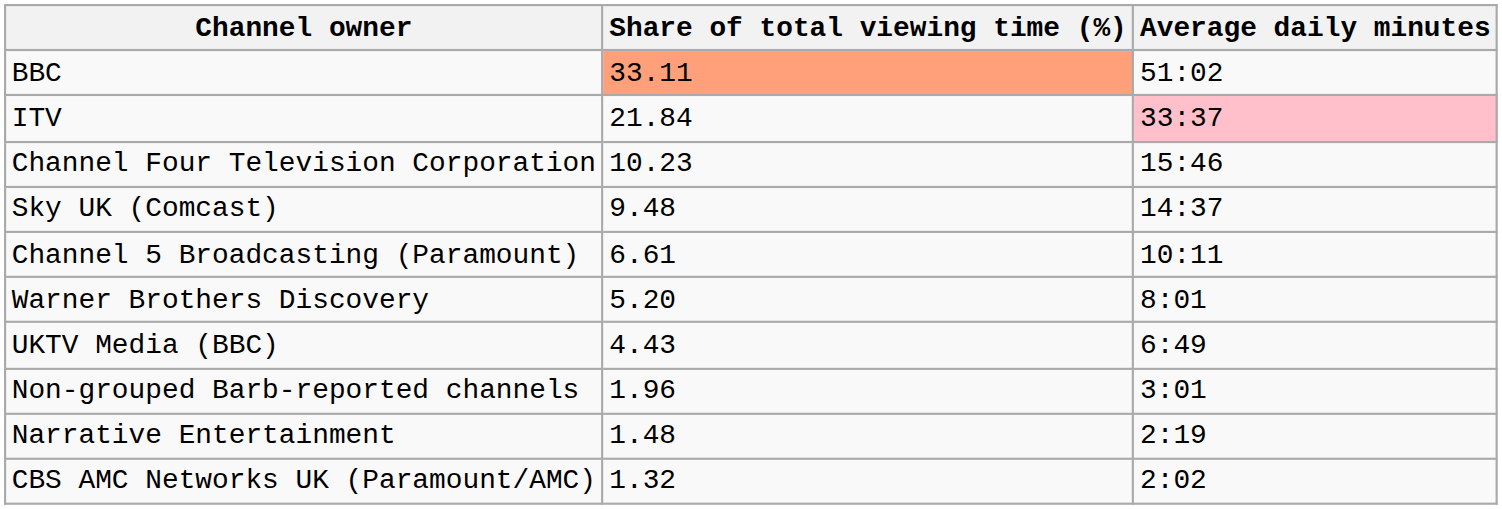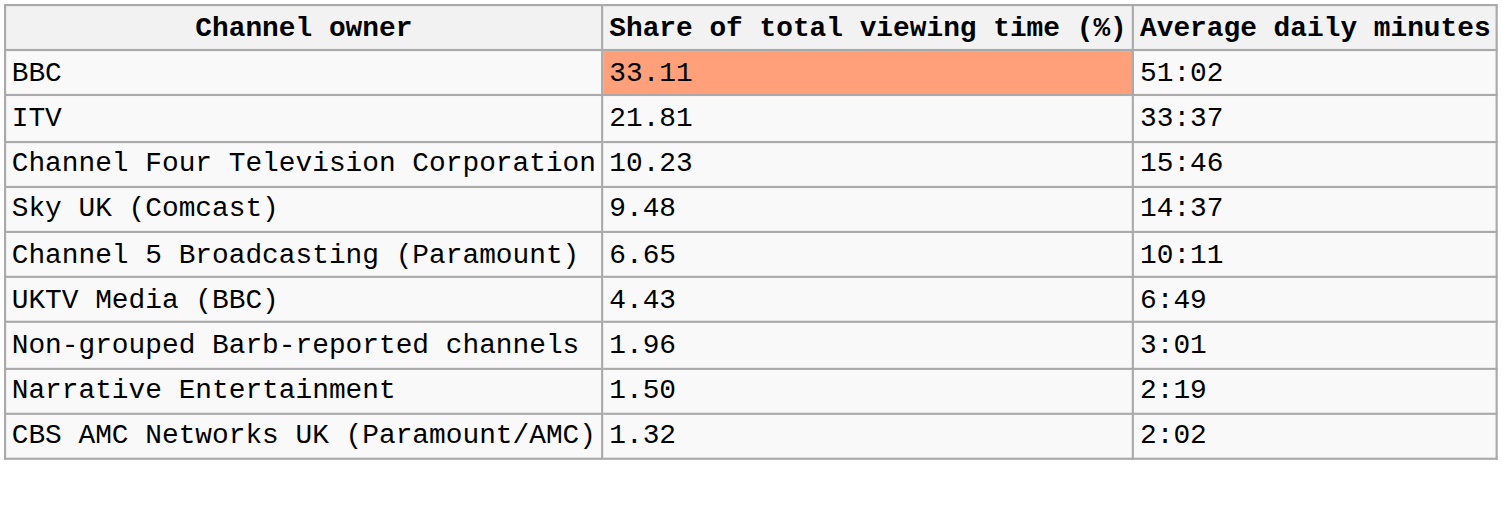(651, 118) 21.84 -> (651, 118) 21.81
(1182, 118) pink background -> (1182, 118) no background
(643, 254) 6.61 -> (643, 254) 6.65
- row: (220, 300)
(643, 436) 1.48 -> (643, 390) 1.50
